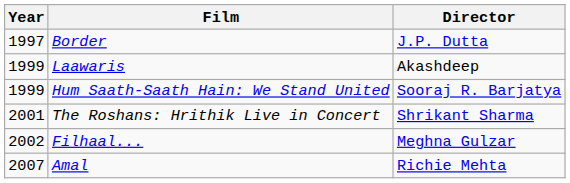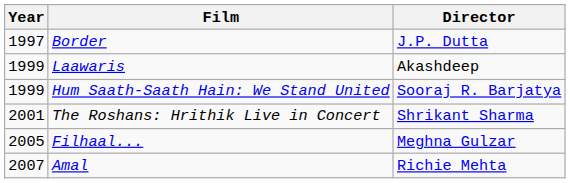(26, 141) 2002 -> (26, 141) 2005
